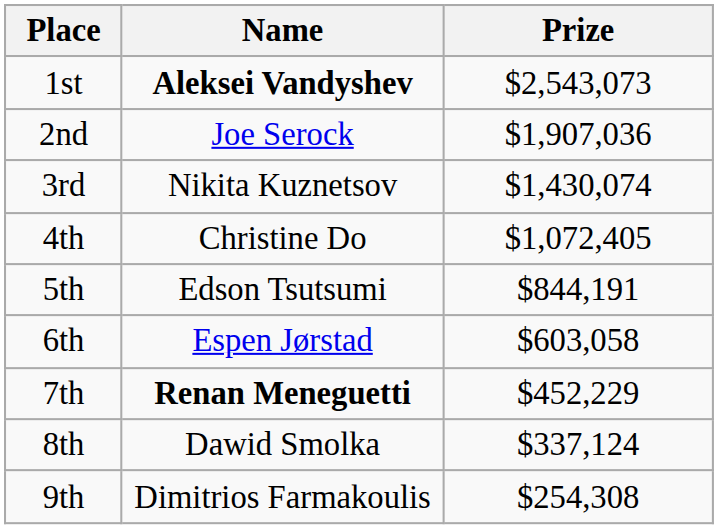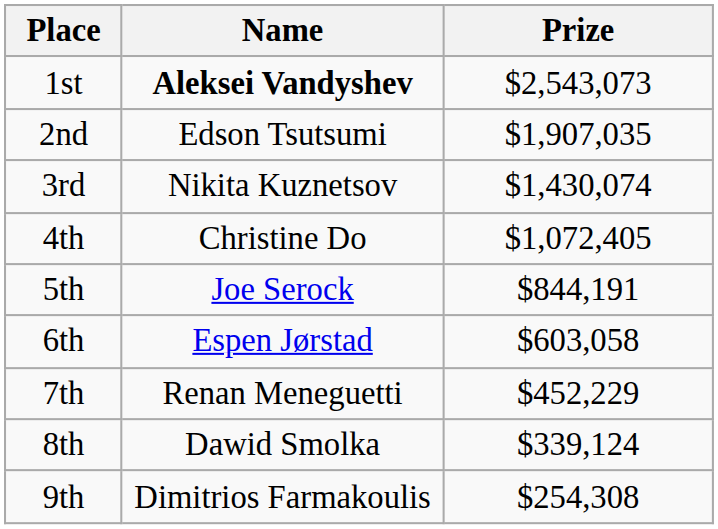(283, 133) Joe Serock -> (283, 133) Edson Tsutsumi
(578, 133) $1,907,036 -> (578, 133) $1,907,035
(283, 289) Edson Tsutsumi -> (283, 289) Joe Serock
(283, 392) bold -> (283, 392) normal
(578, 444) $337,124 -> (578, 444) $339,124
